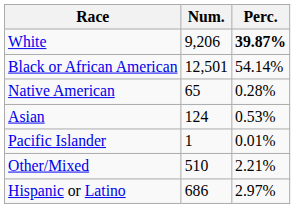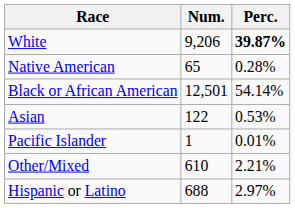rows swapped: (93, 66) <-> (61, 91)
(196, 116) 124 -> (196, 116) 122
(196, 166) 510 -> (196, 166) 610
(196, 191) 686 -> (196, 191) 688
